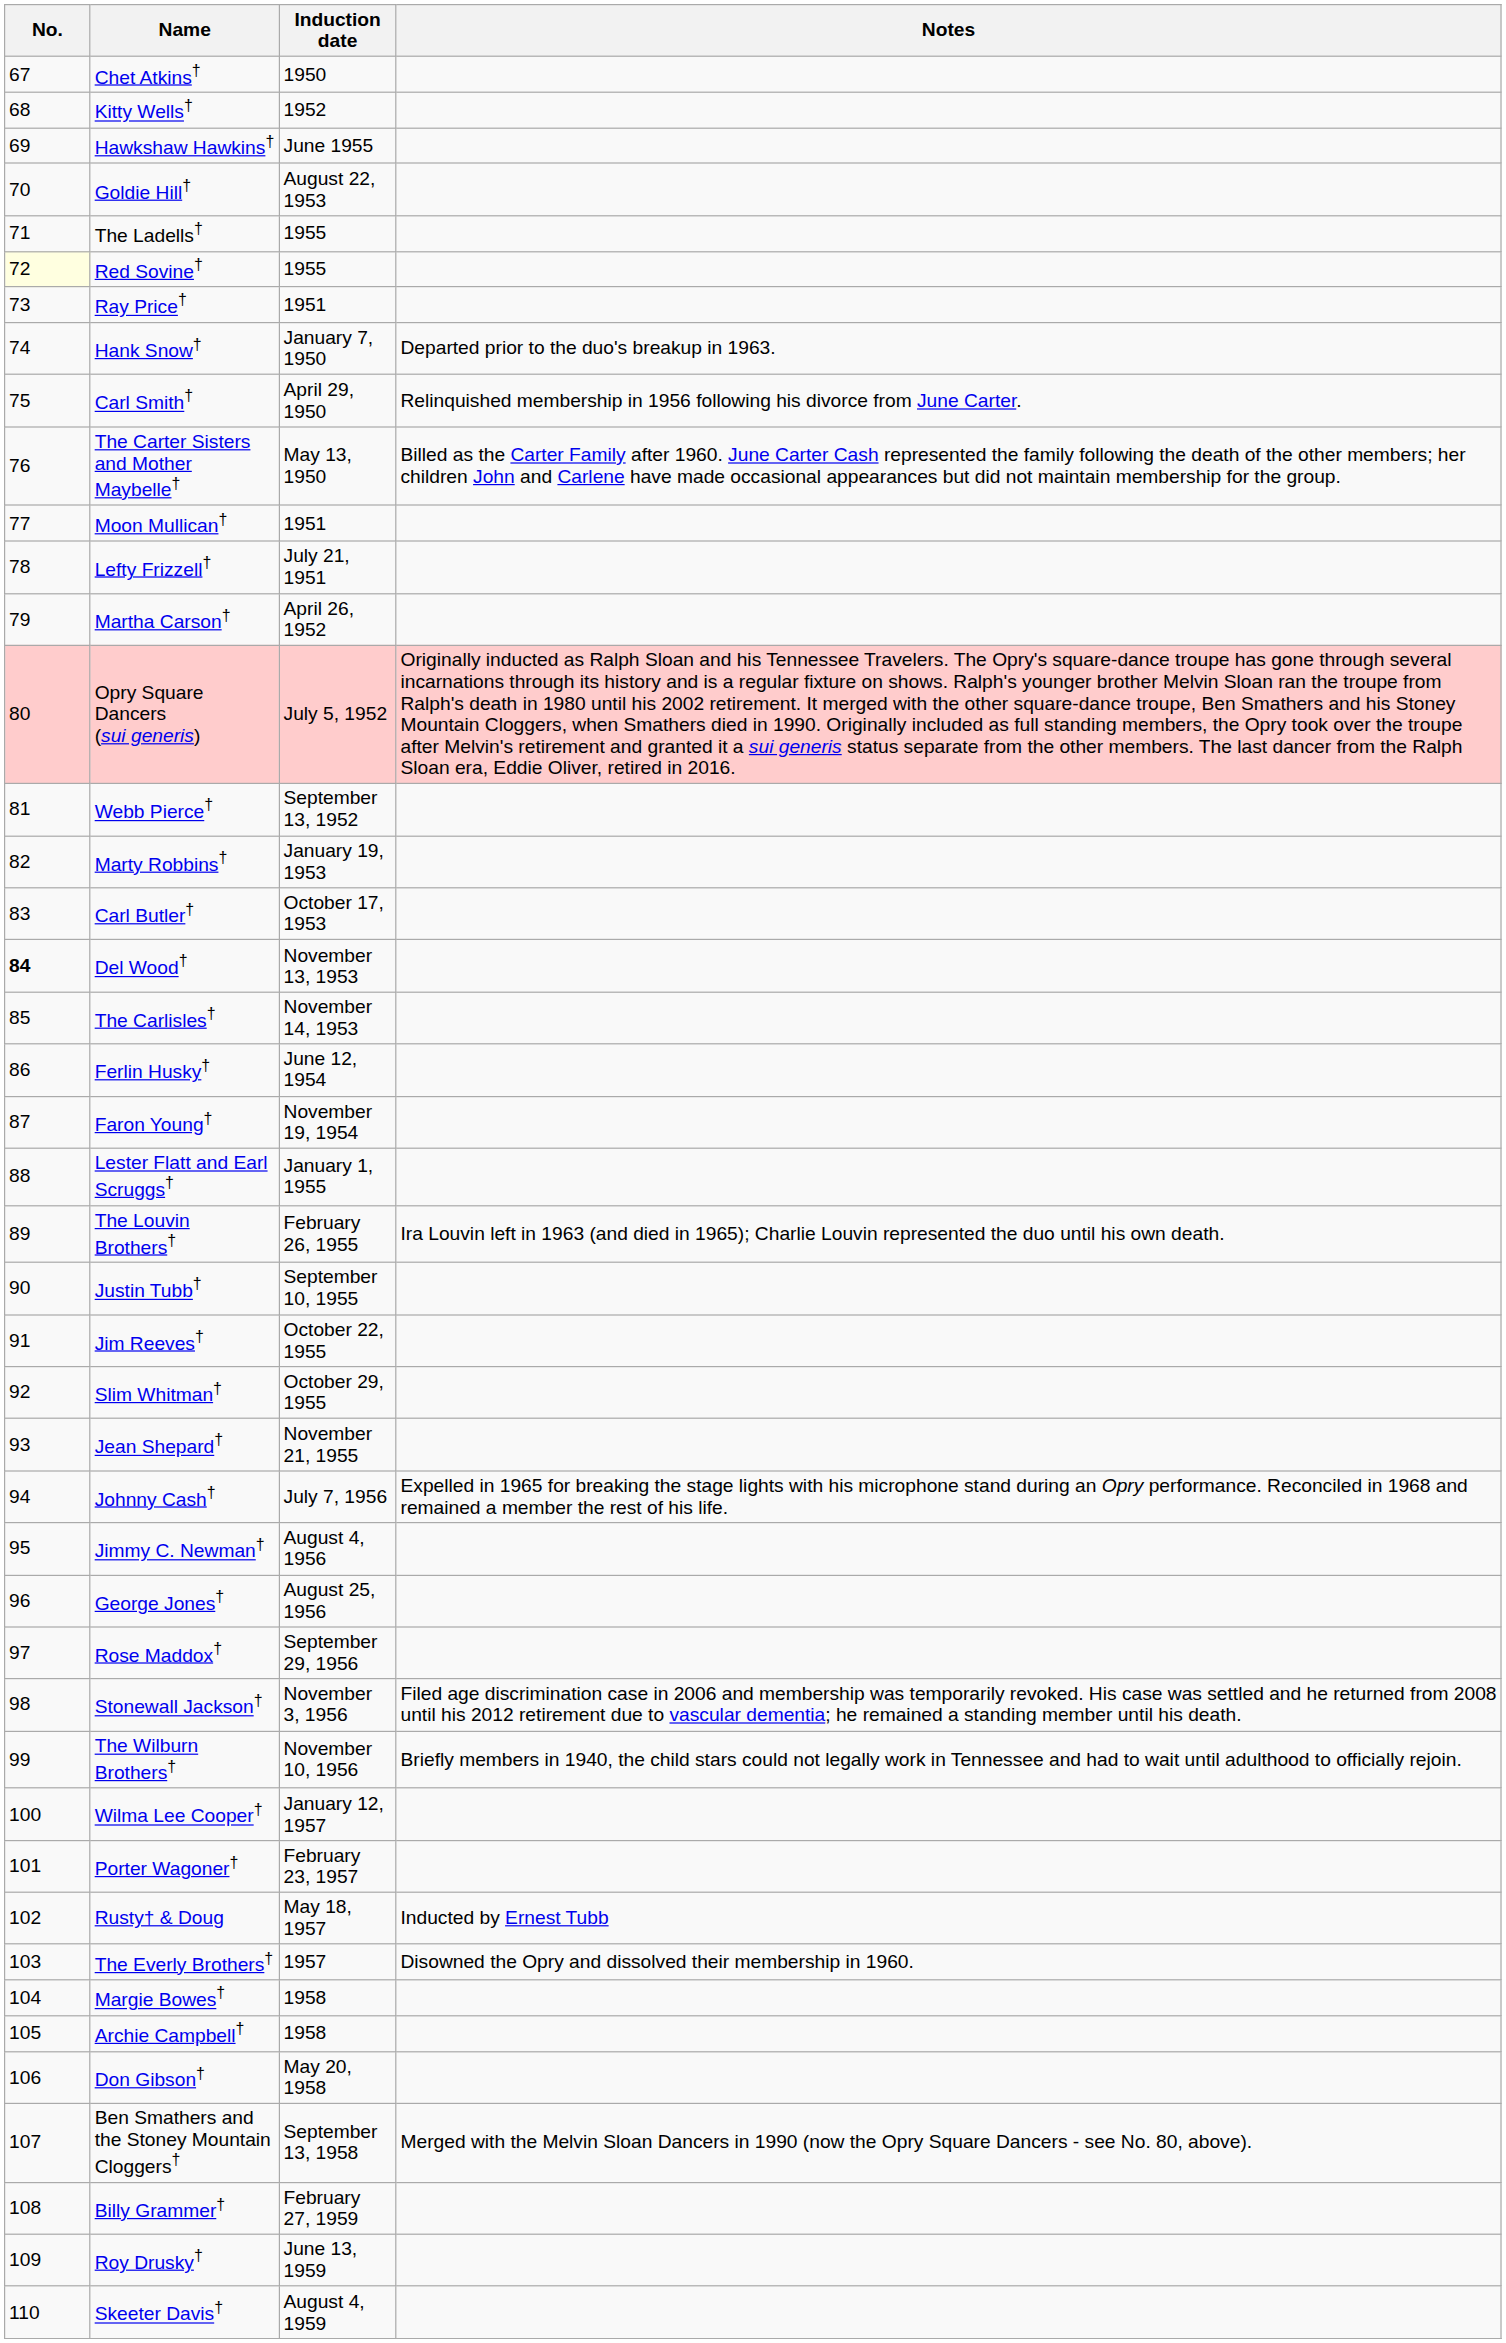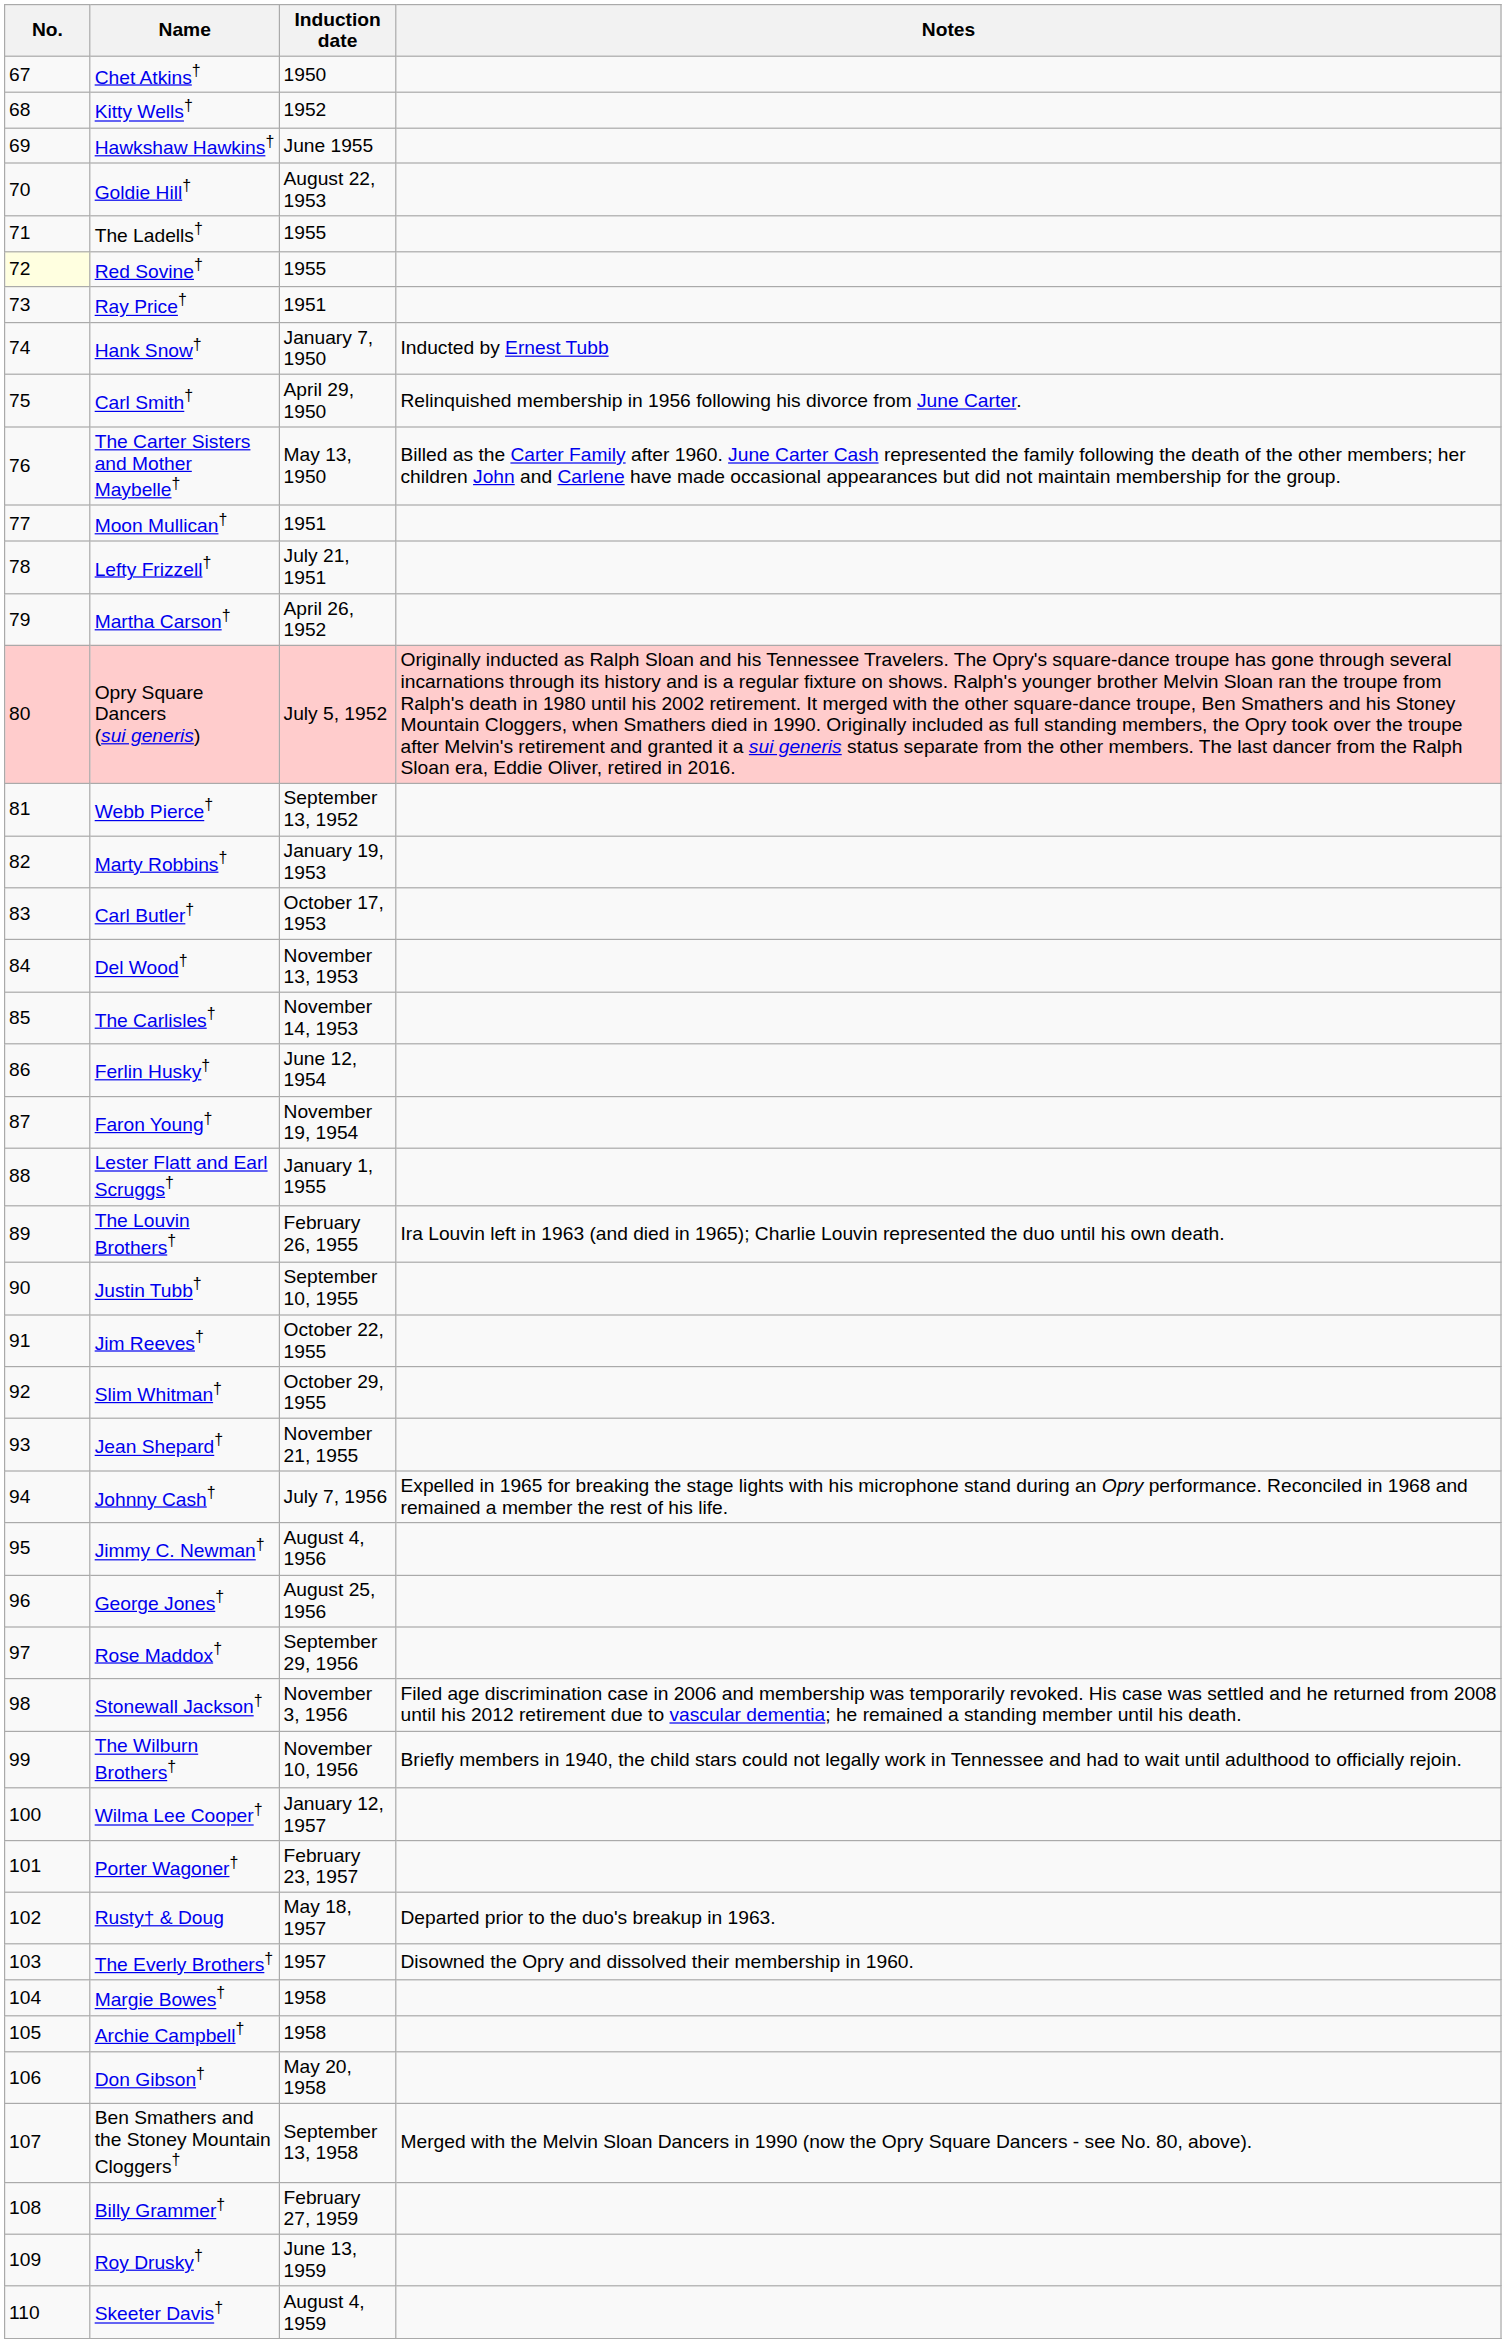(588, 348) Departed prior to the duo's breakup in 1963. -> (505, 348) Inducted by Ernest Tubb
(20, 965) bold -> (20, 965) normal
(505, 1918) Inducted by Ernest Tubb -> (588, 1918) Departed prior to the duo's breakup in 1963.
